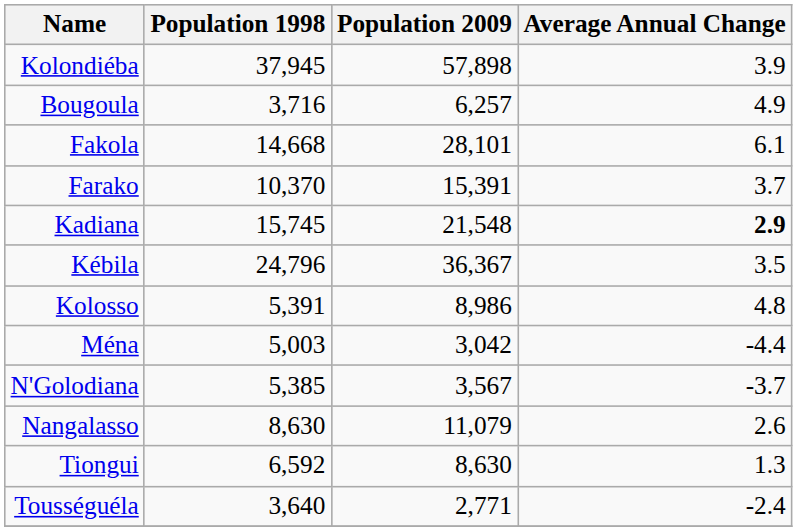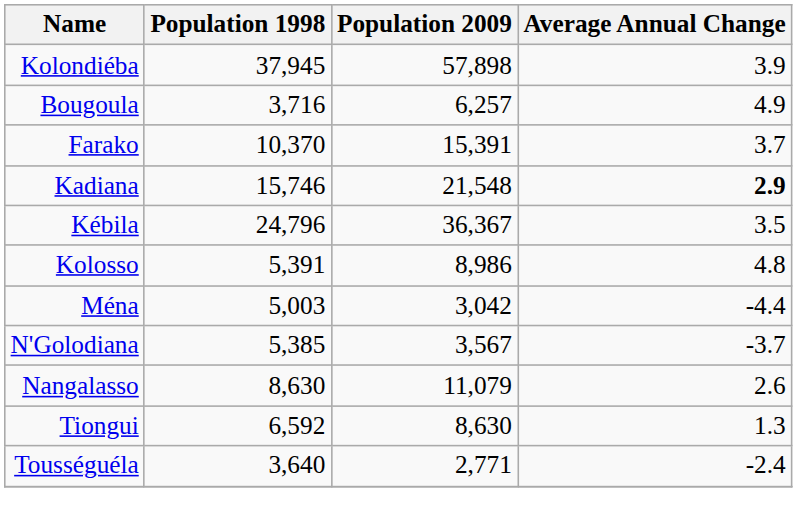- row: (104, 144)
(291, 225) 15,745 -> (291, 184) 15,746
